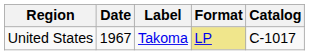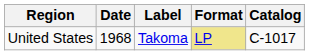(116, 38) 1967 -> (116, 38) 1968
